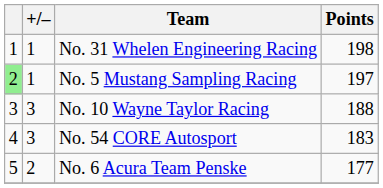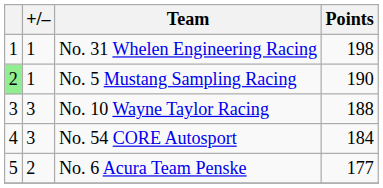(360, 79) 197 -> (360, 79) 190
(360, 138) 183 -> (360, 138) 184
